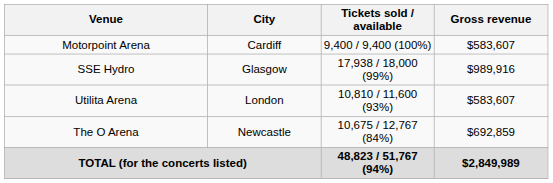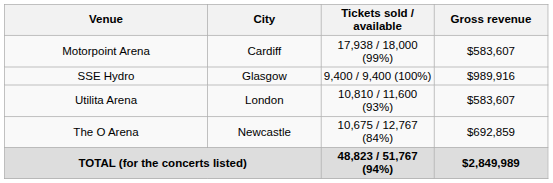(378, 44) 9,400 / 9,400 (100%) -> (378, 51) 17,938 / 18,000 (99%)
(378, 69) 17,938 / 18,000 (99%) -> (378, 76) 9,400 / 9,400 (100%)
